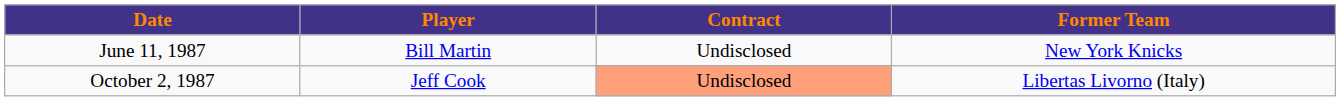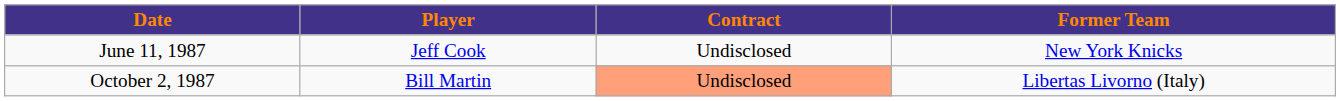(448, 50) Bill Martin -> (448, 50) Jeff Cook
(448, 80) Jeff Cook -> (448, 80) Bill Martin
